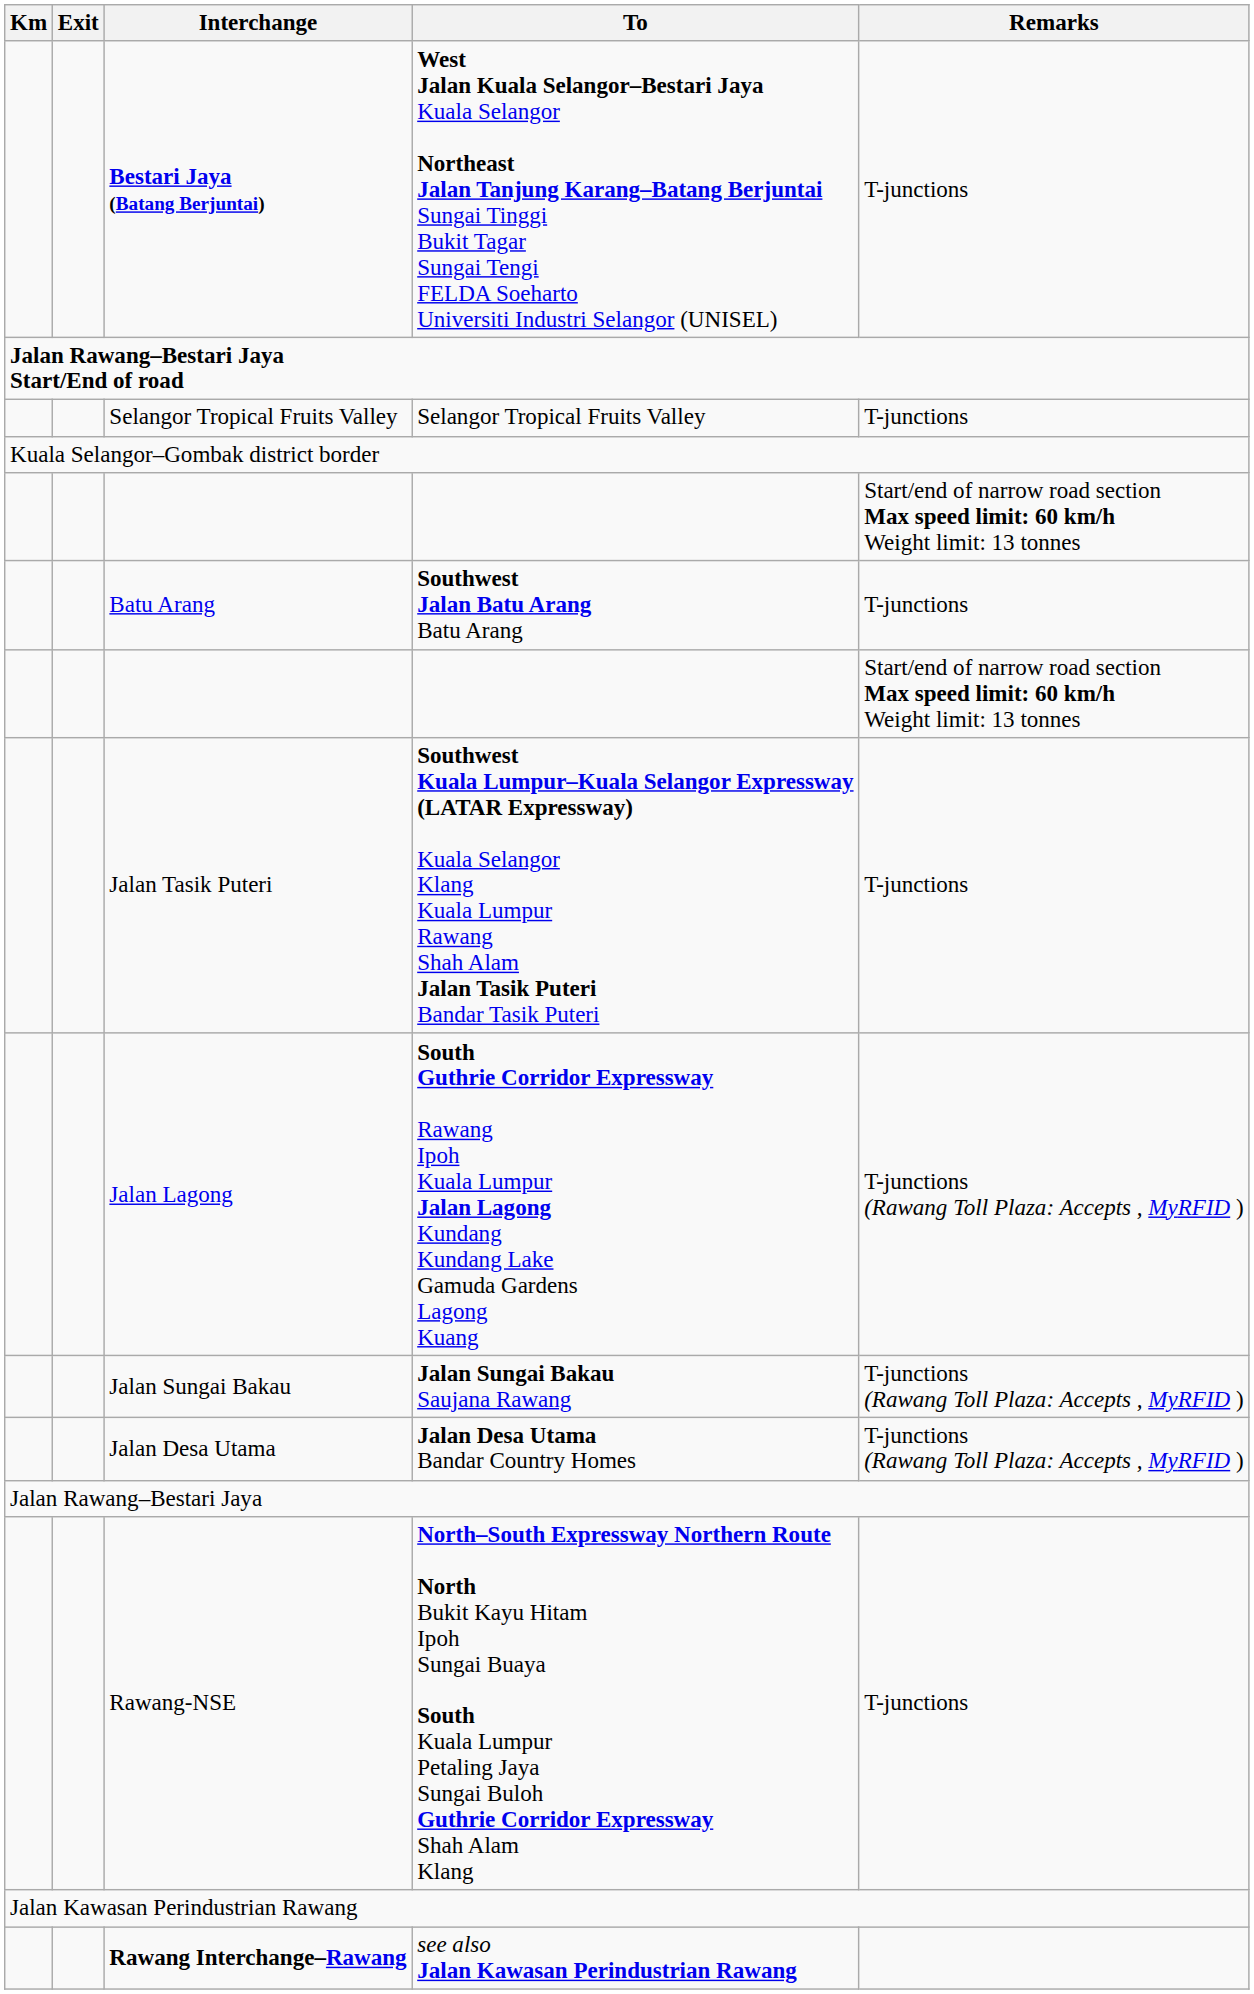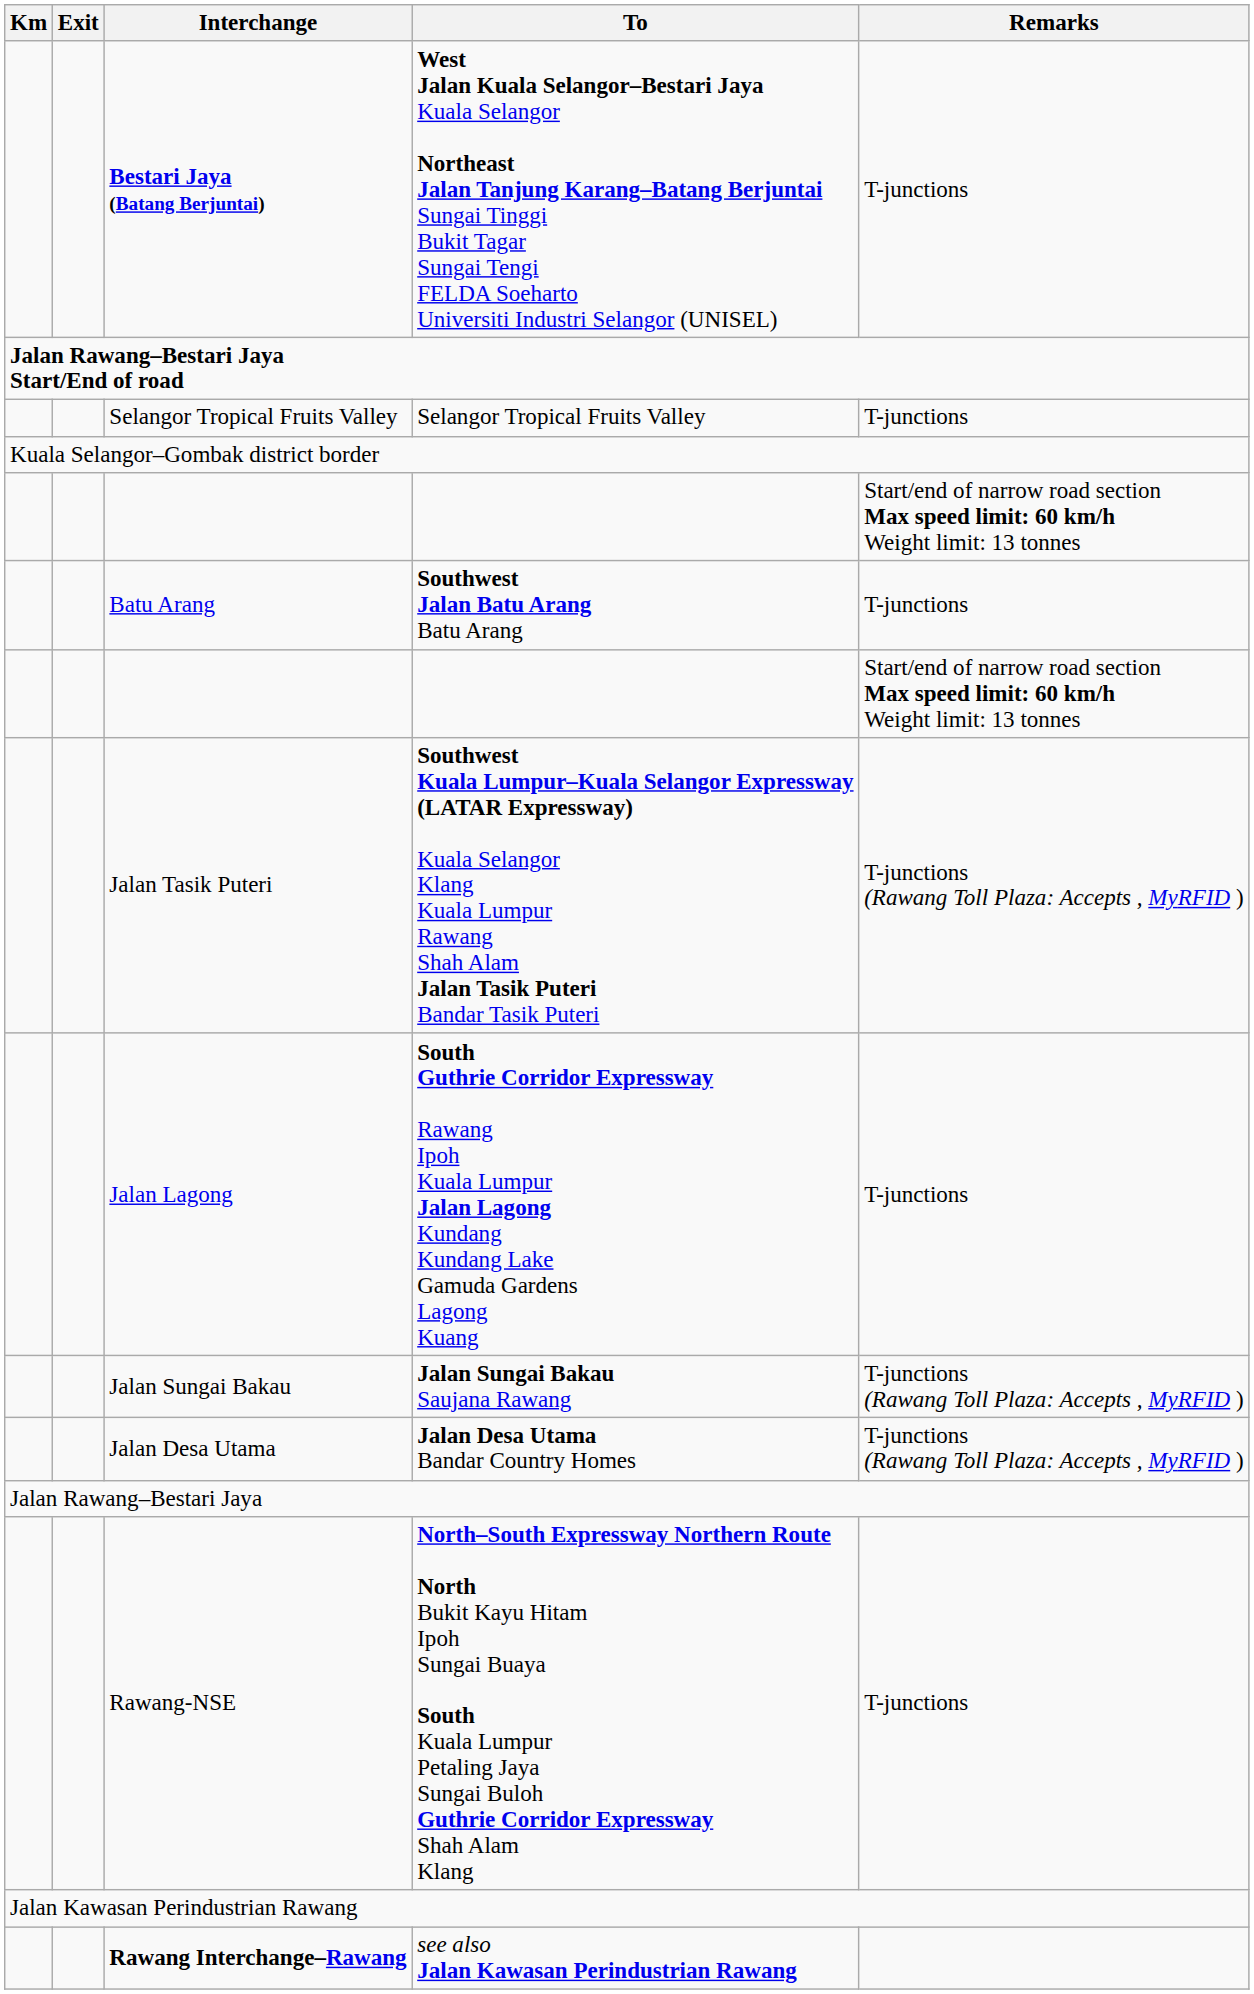(916, 885) T-junctions -> (1054, 885) T-junctions (Rawang Toll Plaza: Accepts , MyRFID )
(1054, 1194) T-junctions (Rawang Toll Plaza: Accepts , MyRFID ) -> (916, 1194) T-junctions
